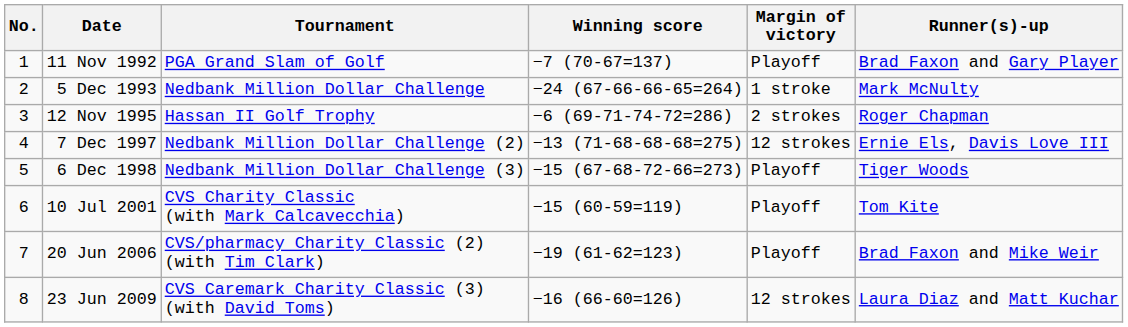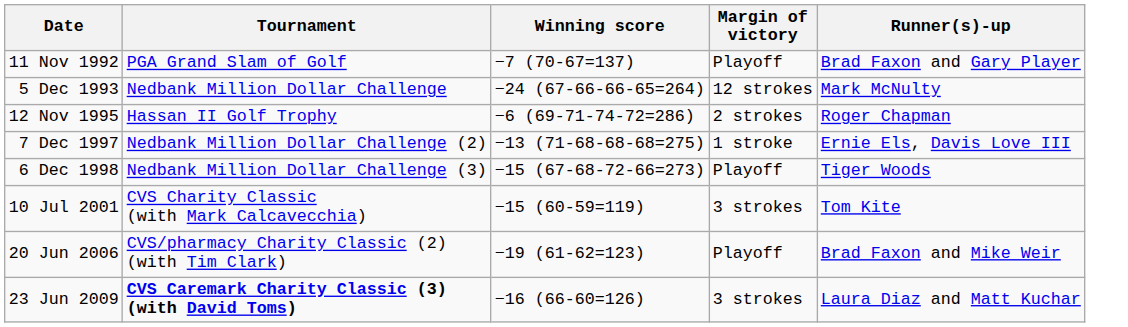- column: (24, 28)
(791, 91) 1 stroke -> (763, 91) 12 strokes
(801, 145) 12 strokes -> (753, 145) 1 stroke
(786, 208) Playoff -> (758, 208) 3 strokes
(325, 300) normal -> (287, 300) bold
(801, 300) 12 strokes -> (758, 300) 3 strokes
